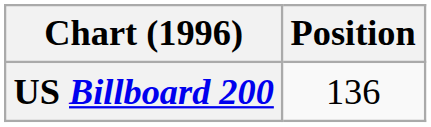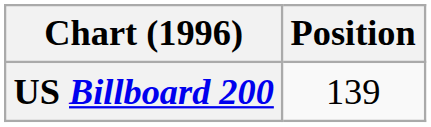(353, 90) 136 -> (353, 90) 139
